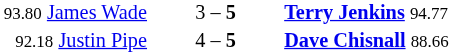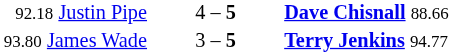rows swapped: (81, 40) <-> (75, 12)
